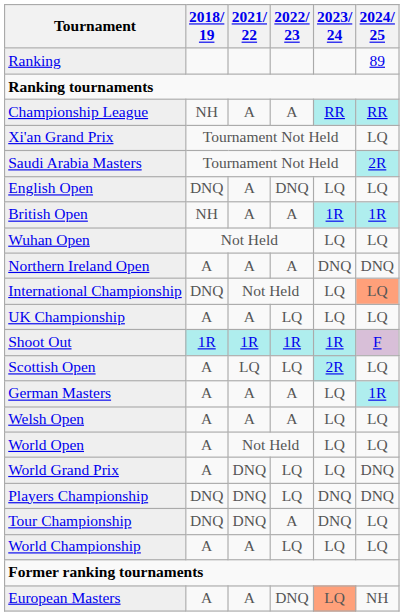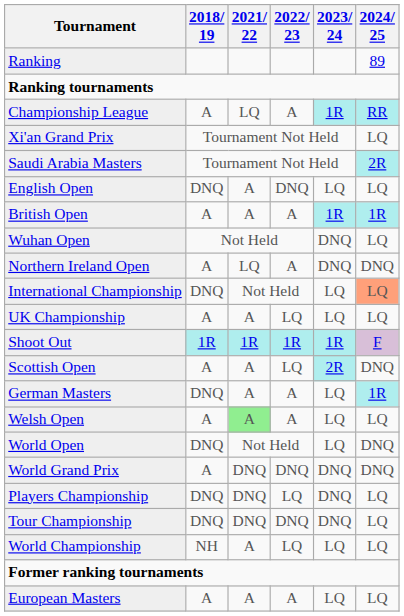(207, 111) NH -> (207, 111) A
(249, 111) A -> (249, 111) LQ
(335, 111) RR -> (335, 111) 1R
(207, 214) NH -> (207, 214) A
(335, 239) LQ -> (335, 239) DNQ
(249, 265) A -> (249, 265) LQ
(249, 367) LQ -> (249, 367) A
(377, 367) LQ -> (377, 367) DNQ
(207, 393) A -> (207, 393) DNQ
(249, 418) no background -> (249, 418) lightgreen background
(207, 444) A -> (207, 444) DNQ
(377, 444) LQ -> (377, 444) DNQ
(292, 469) LQ -> (292, 469) DNQ
(335, 469) LQ -> (335, 469) DNQ
(377, 495) DNQ -> (377, 495) LQ
(292, 521) A -> (292, 521) DNQ
(207, 546) A -> (207, 546) NH
(292, 597) DNQ -> (292, 597) A
(335, 597) lightsalmon background -> (335, 597) no background
(377, 597) NH -> (377, 597) LQ
